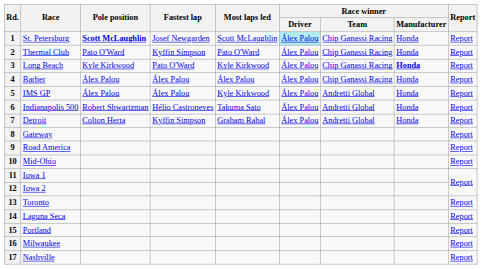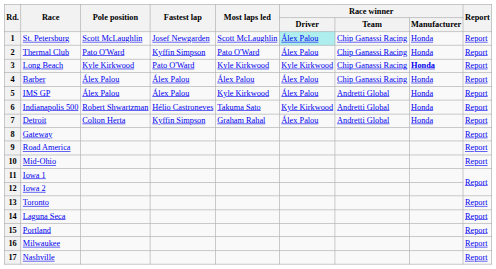(114, 38) bold -> (112, 38) normal
(300, 65) Álex Palou -> (307, 65) Kyle Kirkwood
(300, 106) Álex Palou -> (307, 106) Kyle Kirkwood
